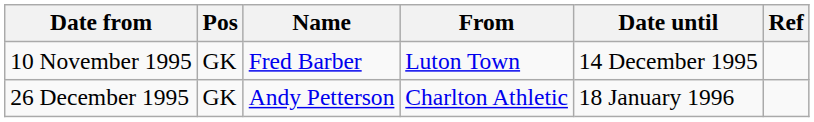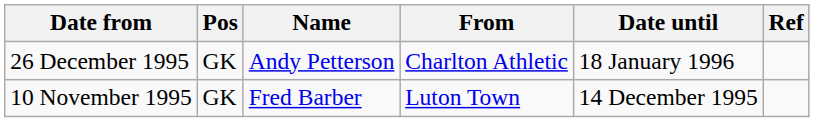rows swapped: (101, 60) <-> (100, 97)
